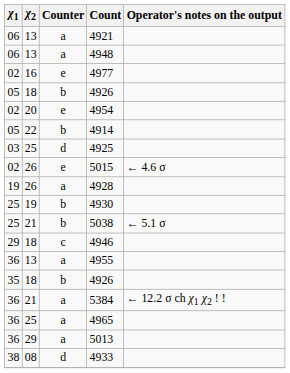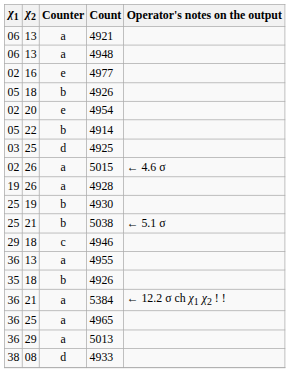(63, 167) e -> (63, 167) a
